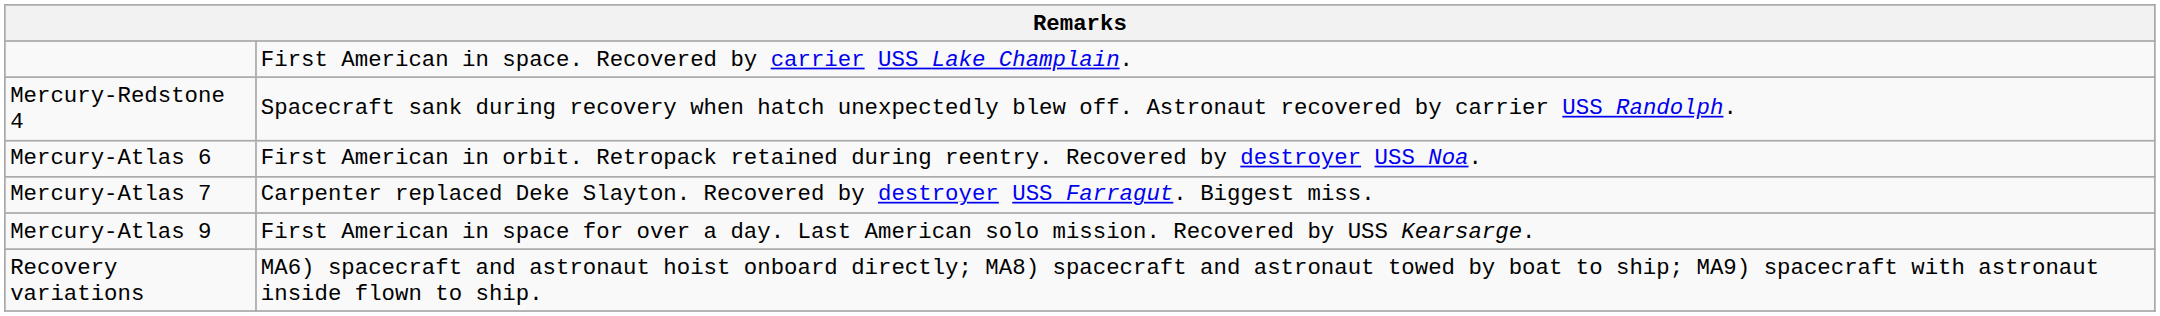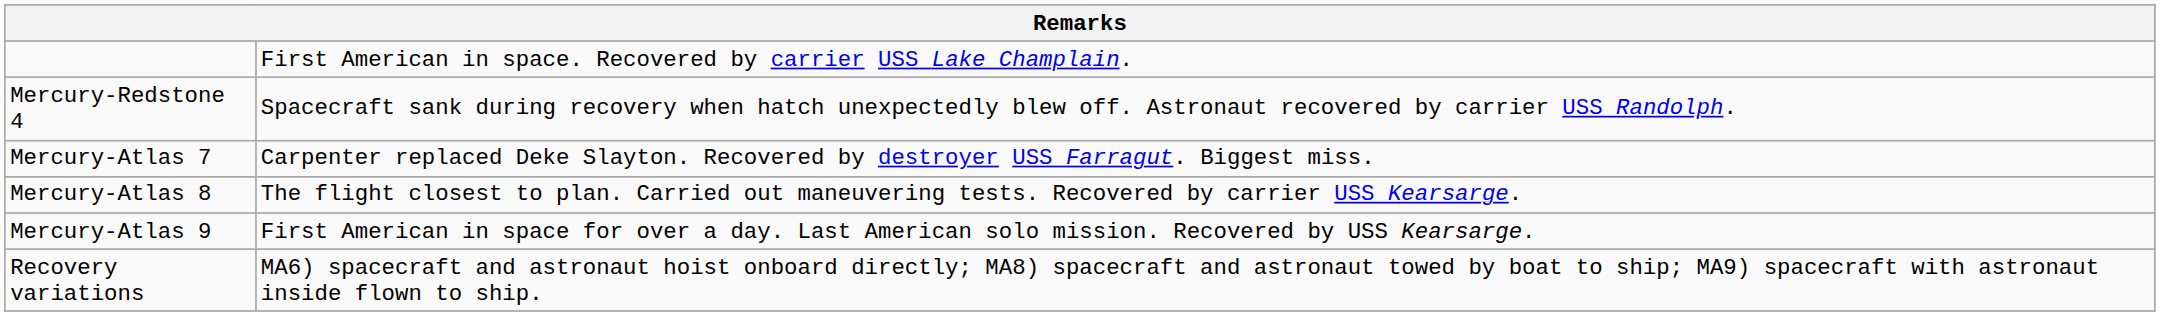- row: (111, 158)
+ row: (111, 195)
